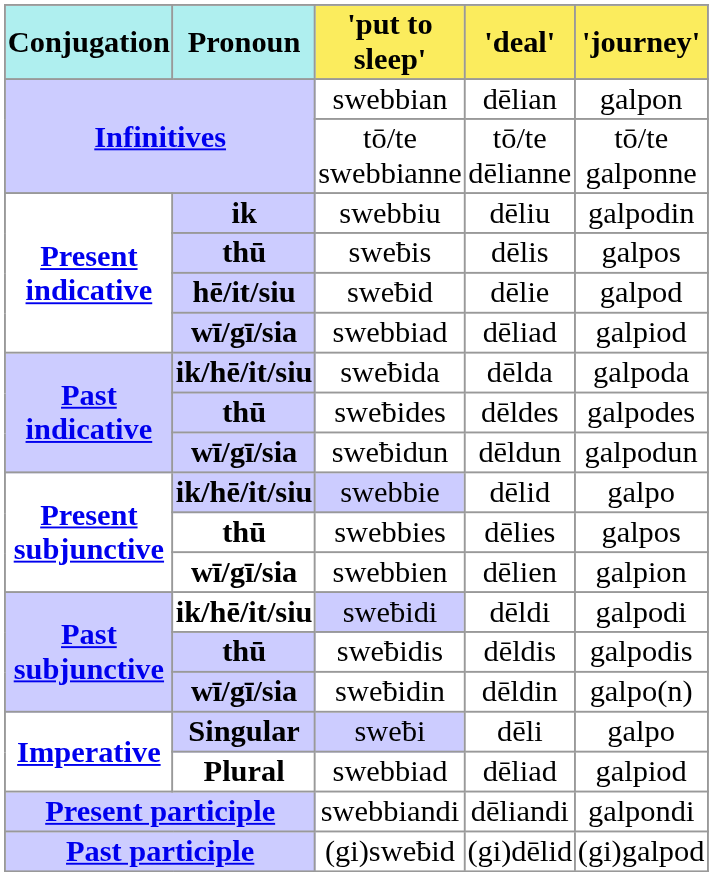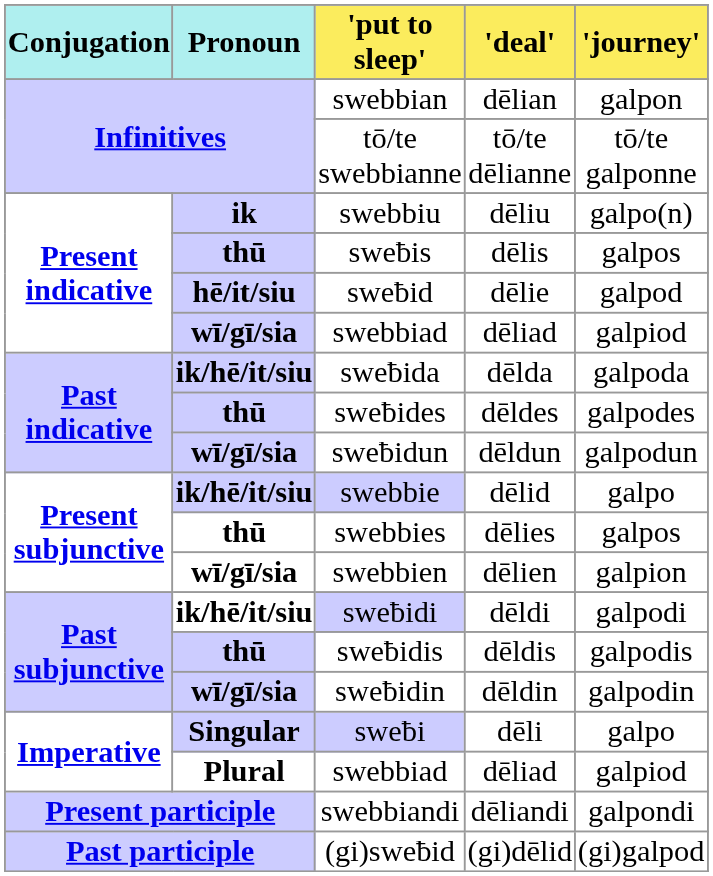(641, 212) galpodin -> (641, 212) galpo(n)
(641, 691) galpo(n) -> (641, 691) galpodin
